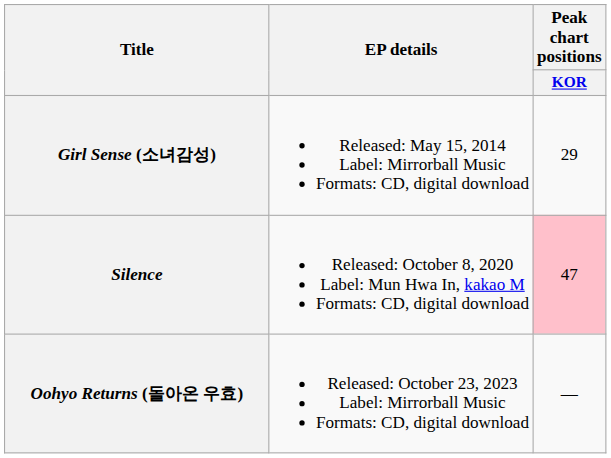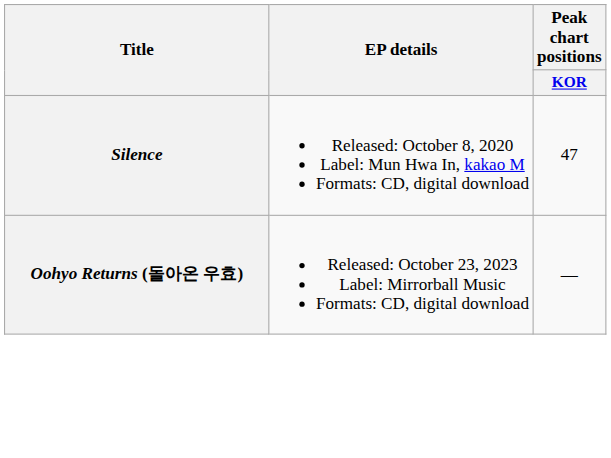- row: (137, 154)
(569, 274) pink background -> (569, 155) no background
